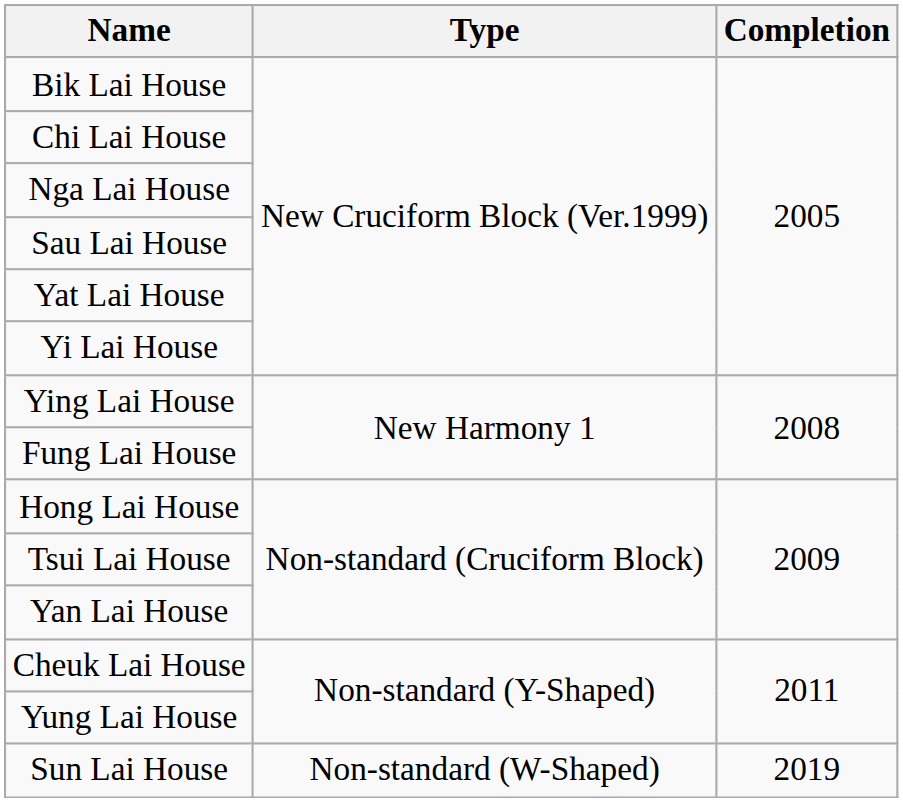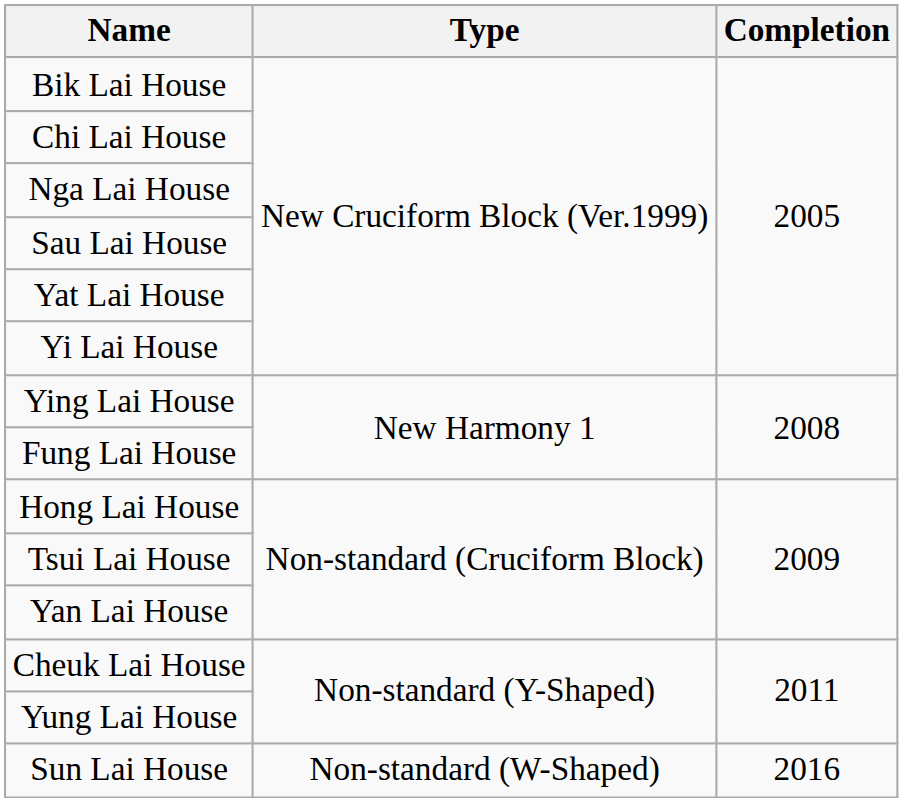(807, 769) 2019 -> (807, 769) 2016
